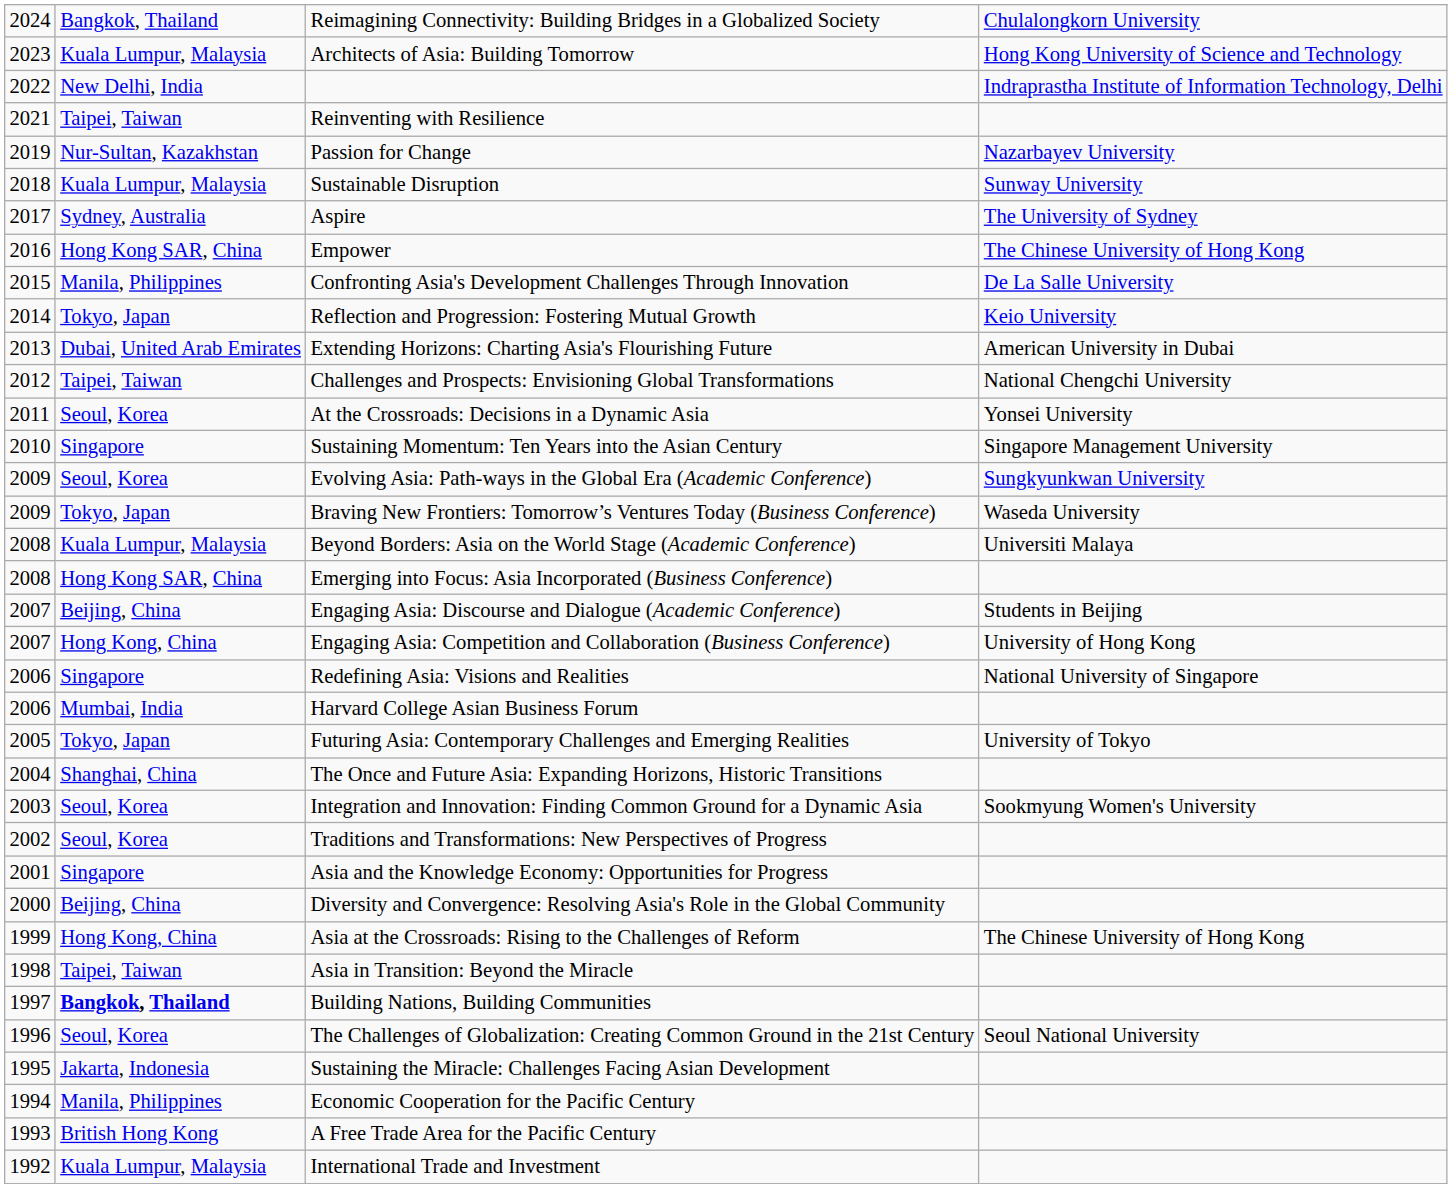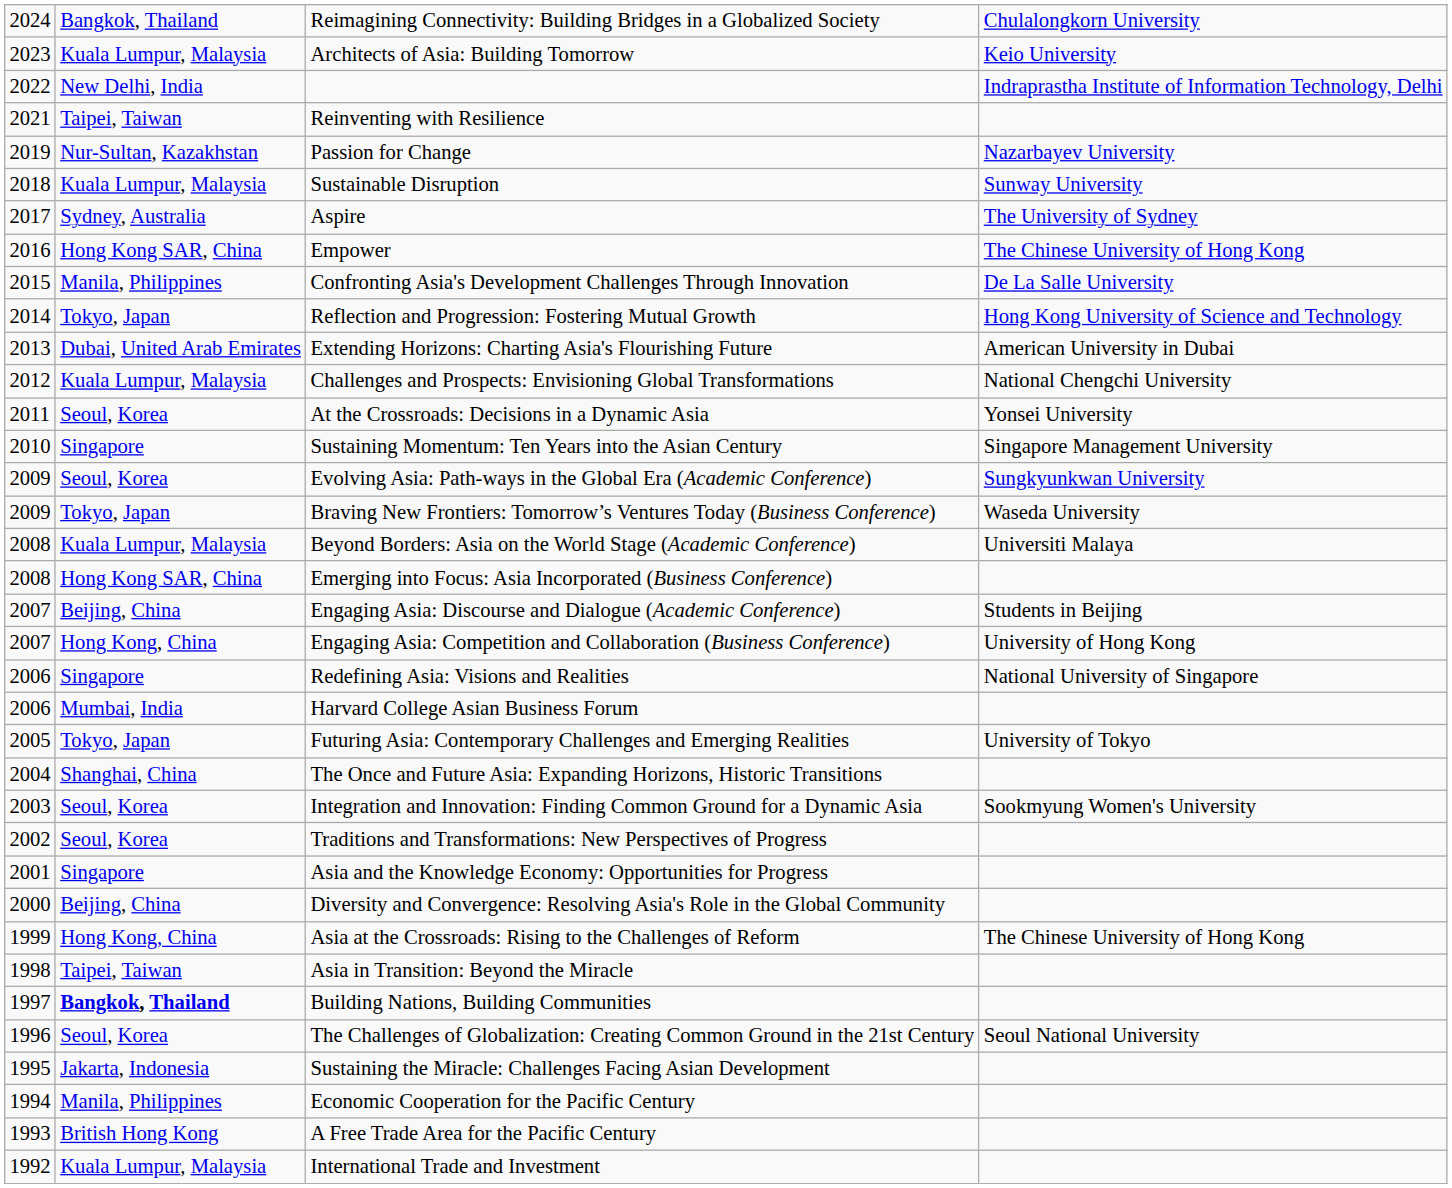(1193, 53) Hong Kong University of Science and Technology -> (1050, 53) Keio University
(1050, 315) Keio University -> (1193, 315) Hong Kong University of Science and Technology
(121, 380) Taipei, Taiwan -> (163, 380) Kuala Lumpur, Malaysia
